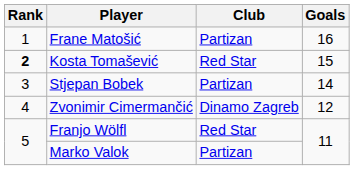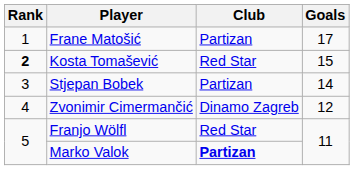(325, 38) 16 -> (325, 38) 17
(226, 152) normal -> (227, 152) bold
